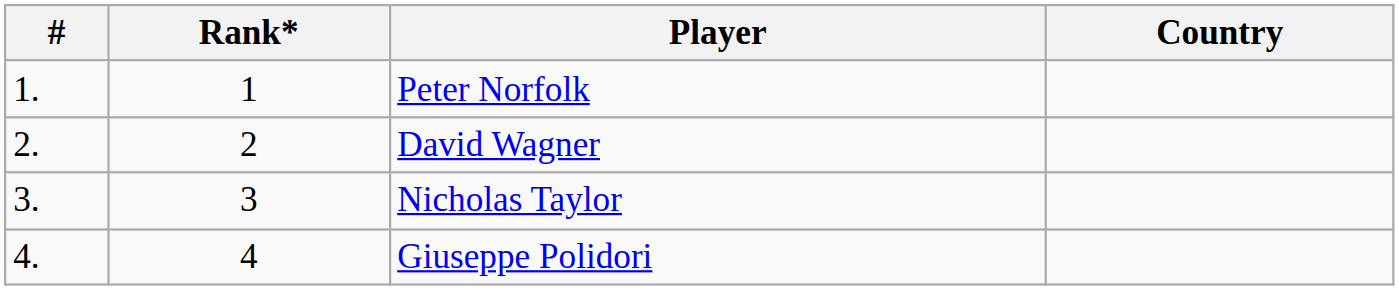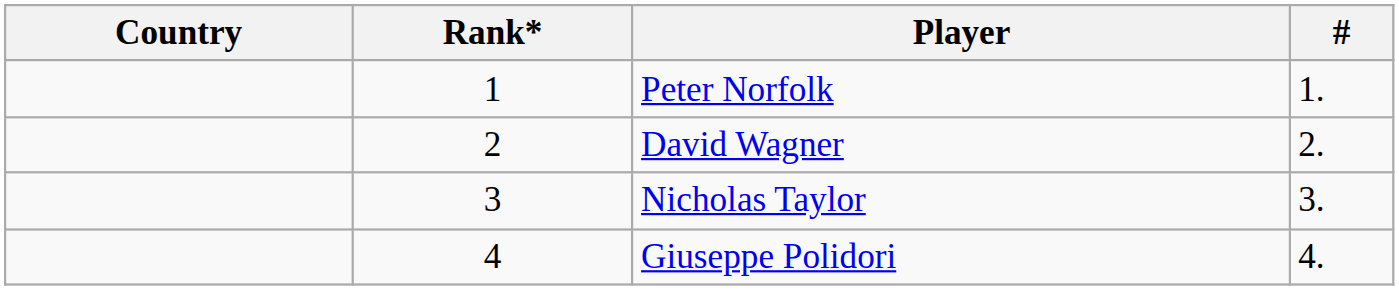columns swapped: (57, 32) <-> (1220, 32)
